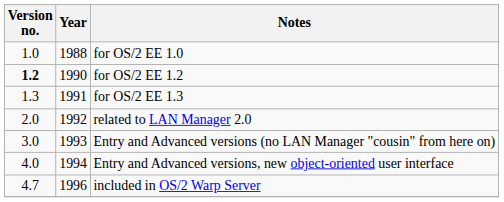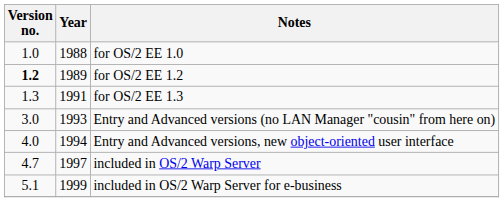(73, 75) 1990 -> (73, 75) 1989
- row: (172, 119)
(73, 185) 1996 -> (73, 163) 1997
+ row: (218, 185)
